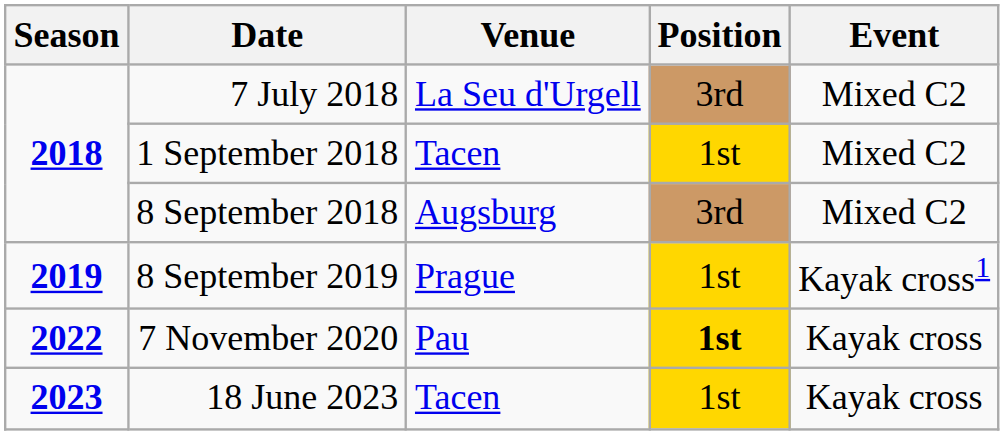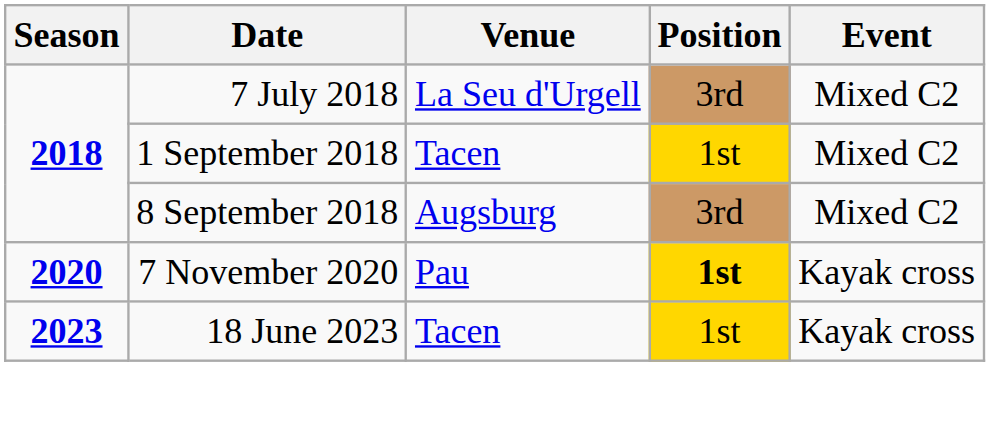- row: (267, 275)
(67, 338) 2022 -> (67, 271) 2020
